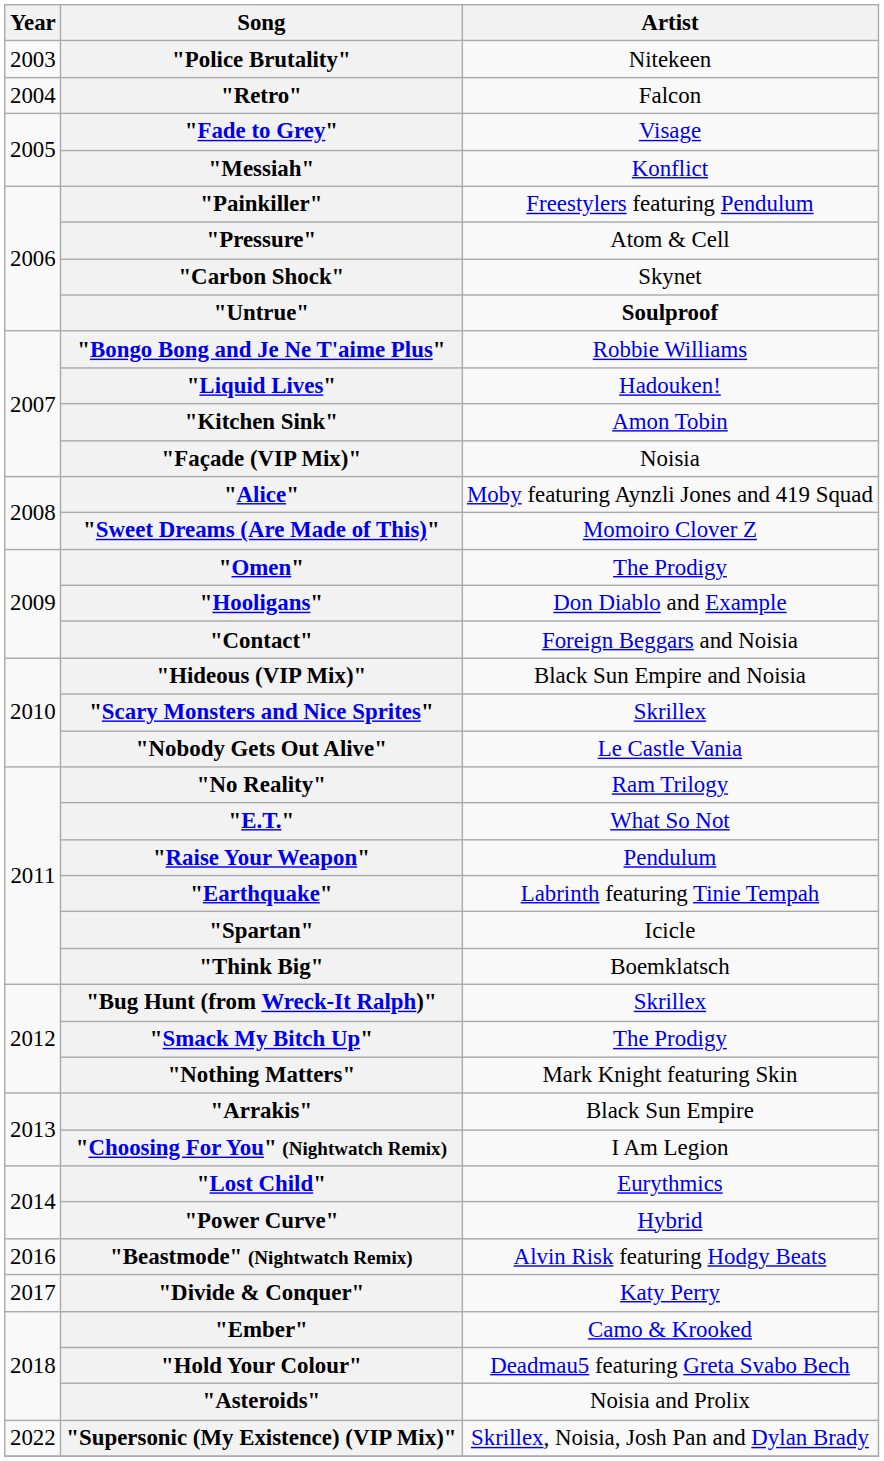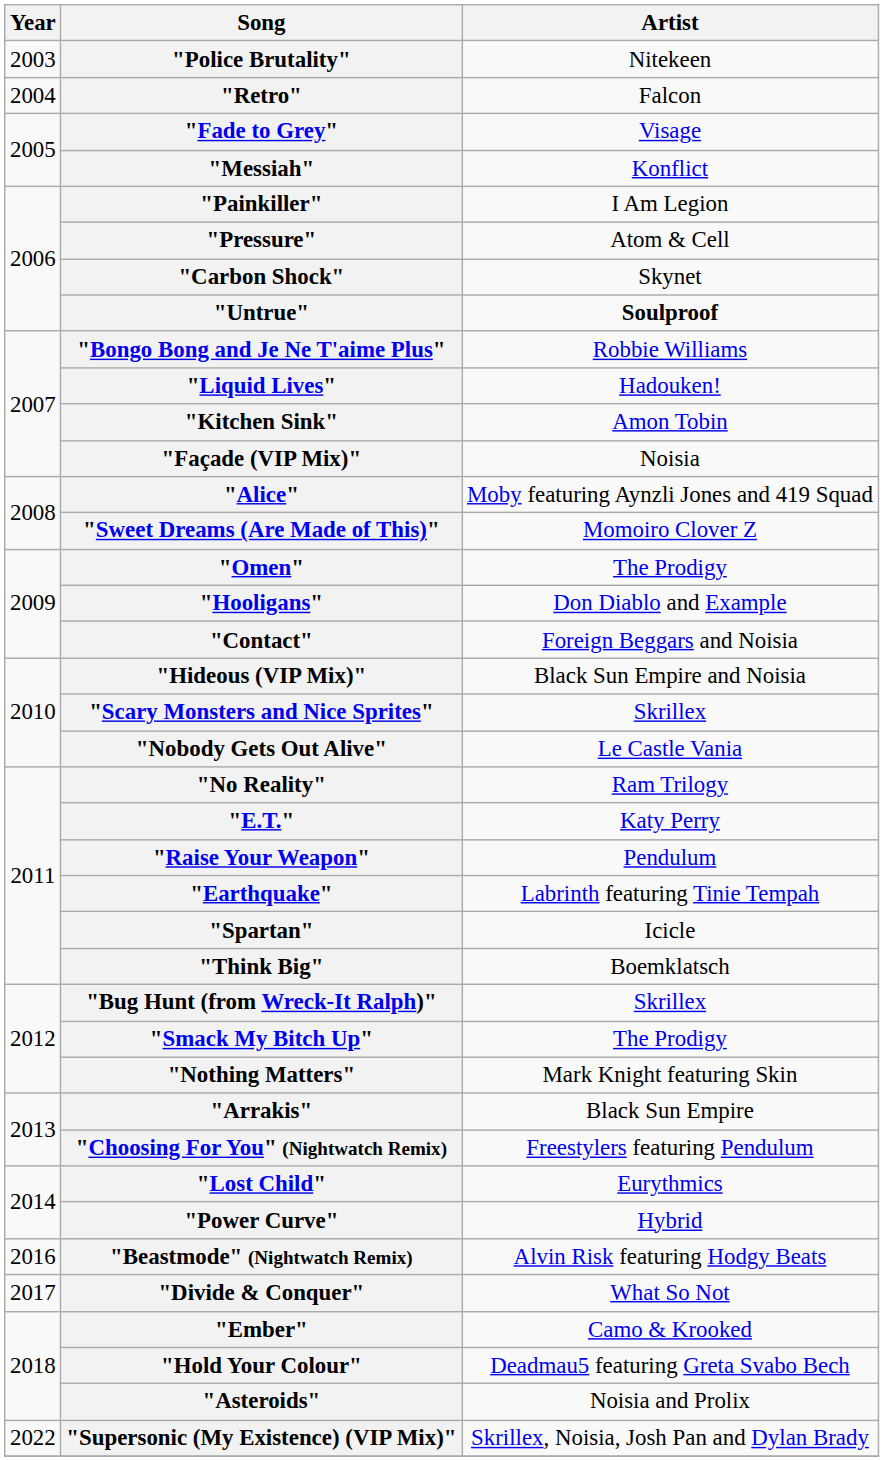(670, 204) Freestylers featuring Pendulum -> (670, 204) I Am Legion
(670, 820) What So Not -> (670, 820) Katy Perry
(670, 1147) I Am Legion -> (670, 1147) Freestylers featuring Pendulum
(670, 1292) Katy Perry -> (670, 1292) What So Not
